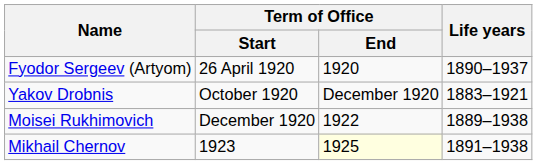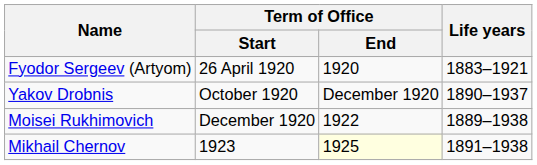(487, 69) 1890–1937 -> (487, 69) 1883–1921
(487, 95) 1883–1921 -> (487, 95) 1890–1937
